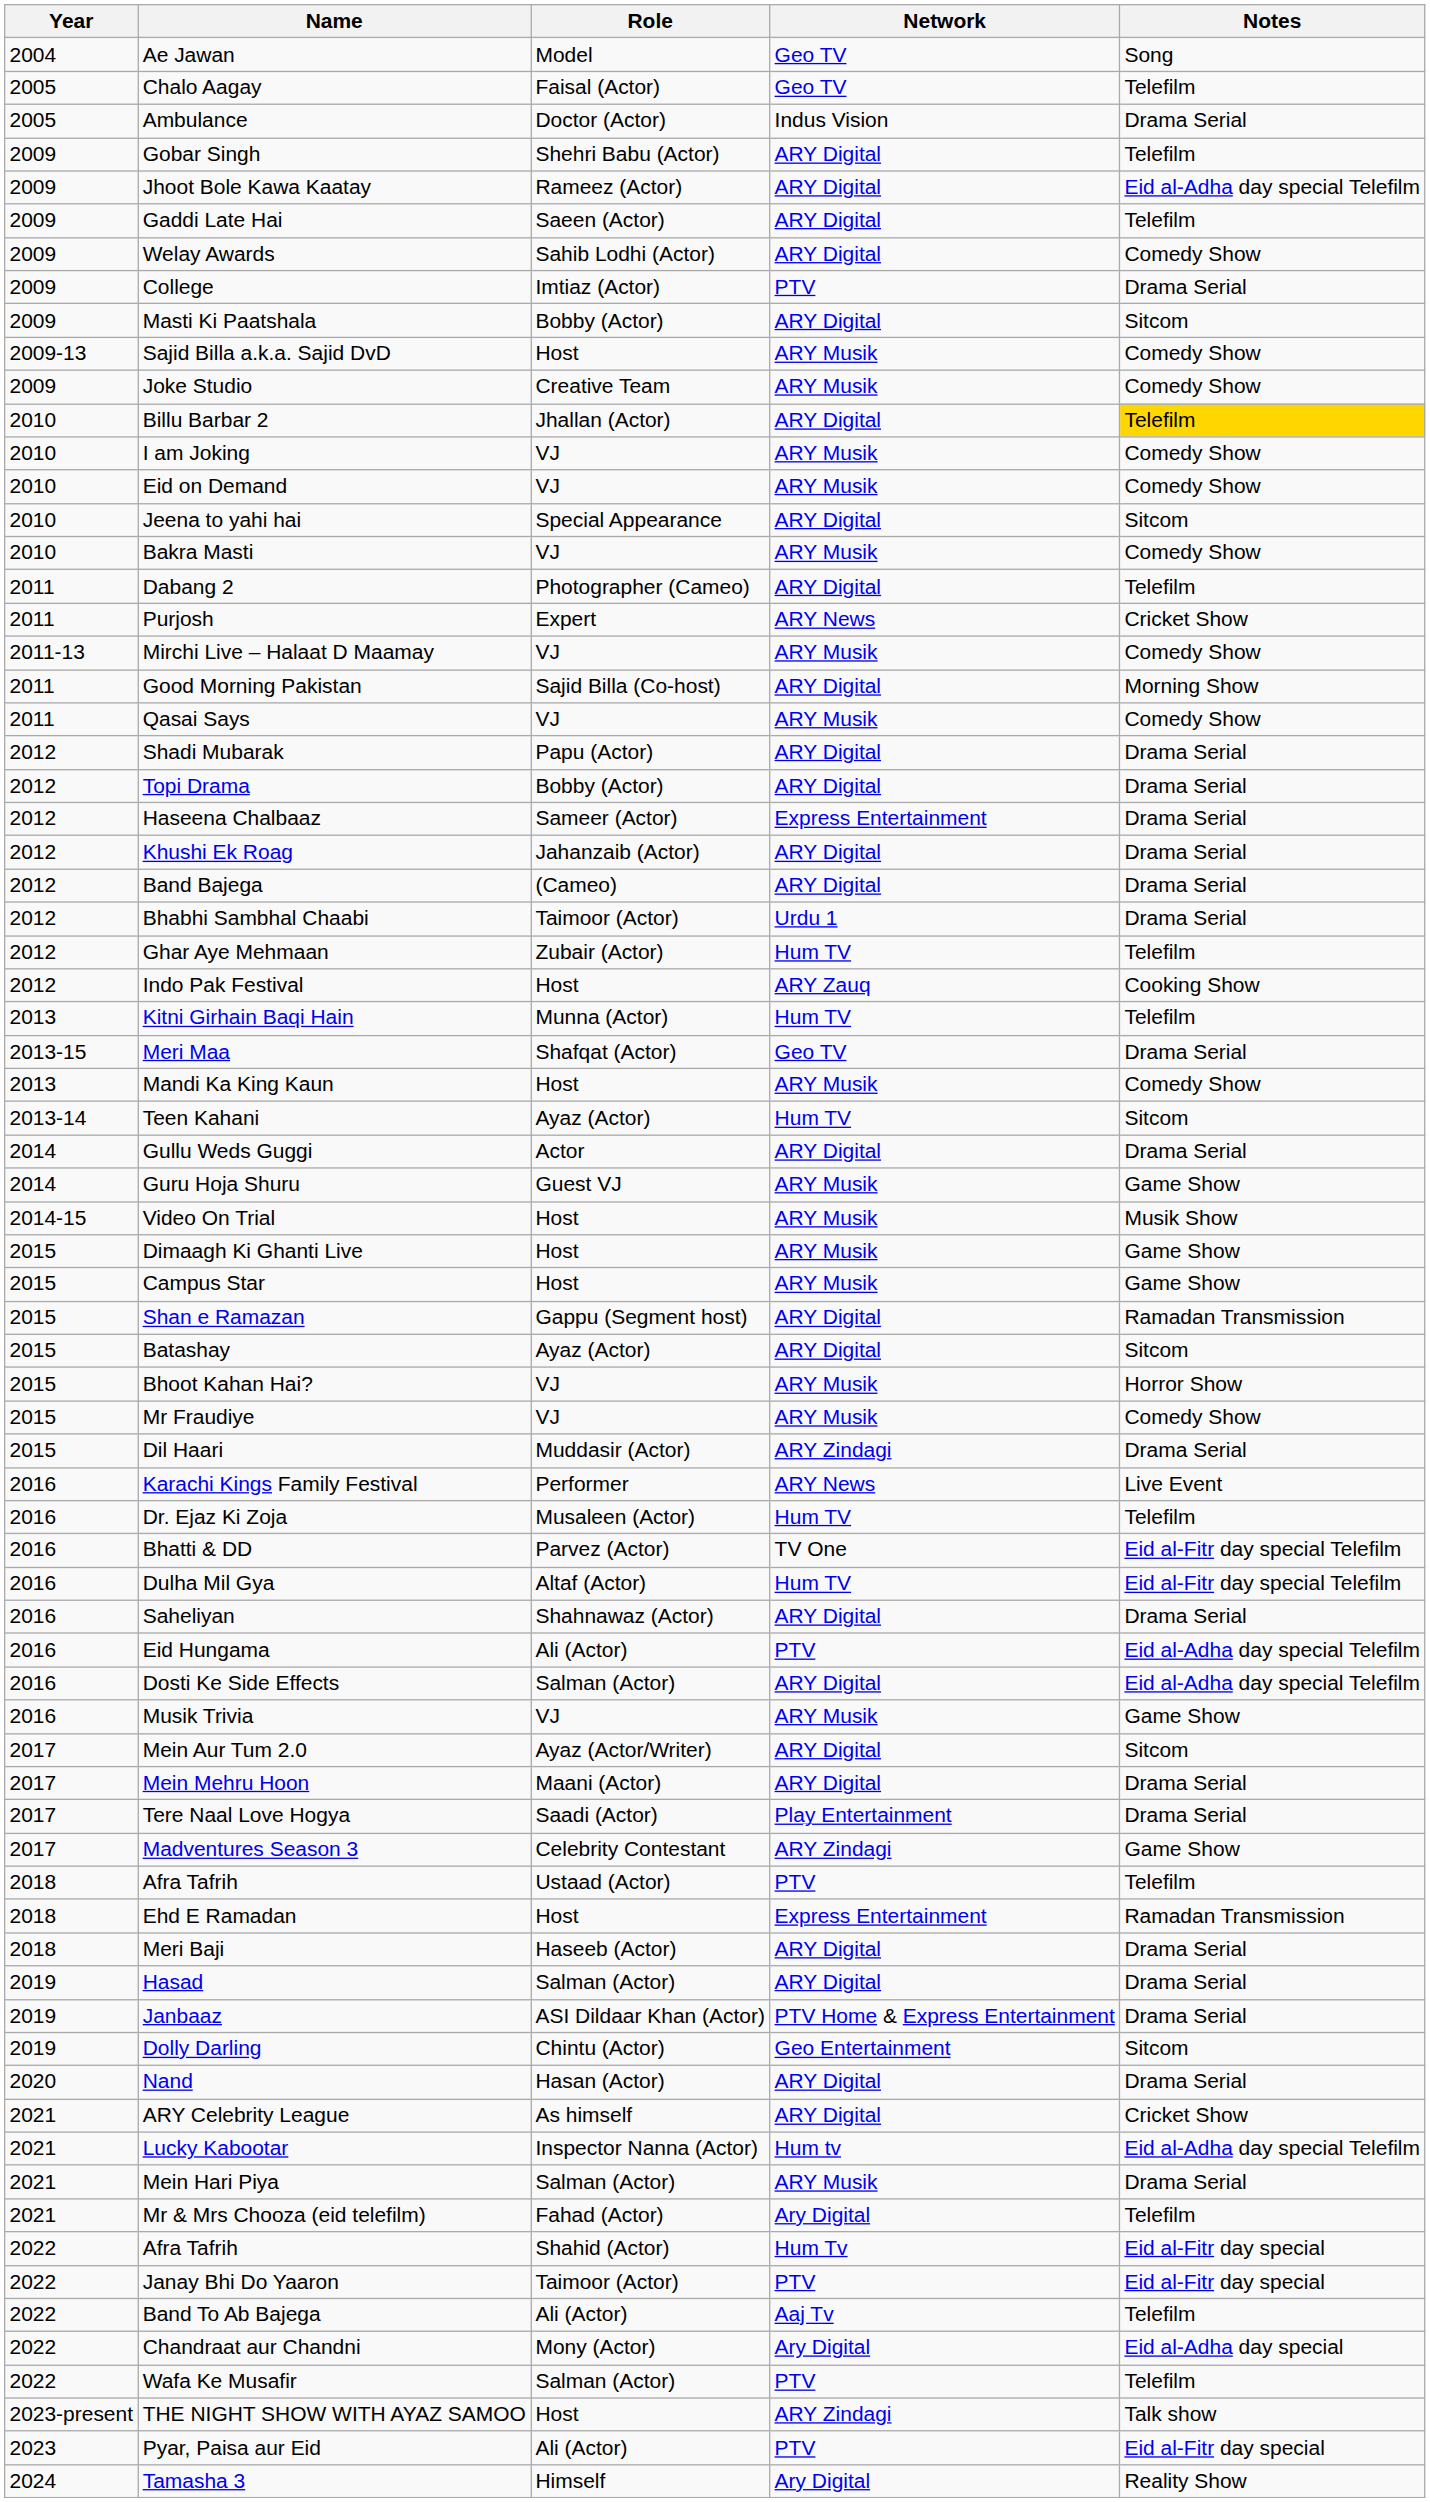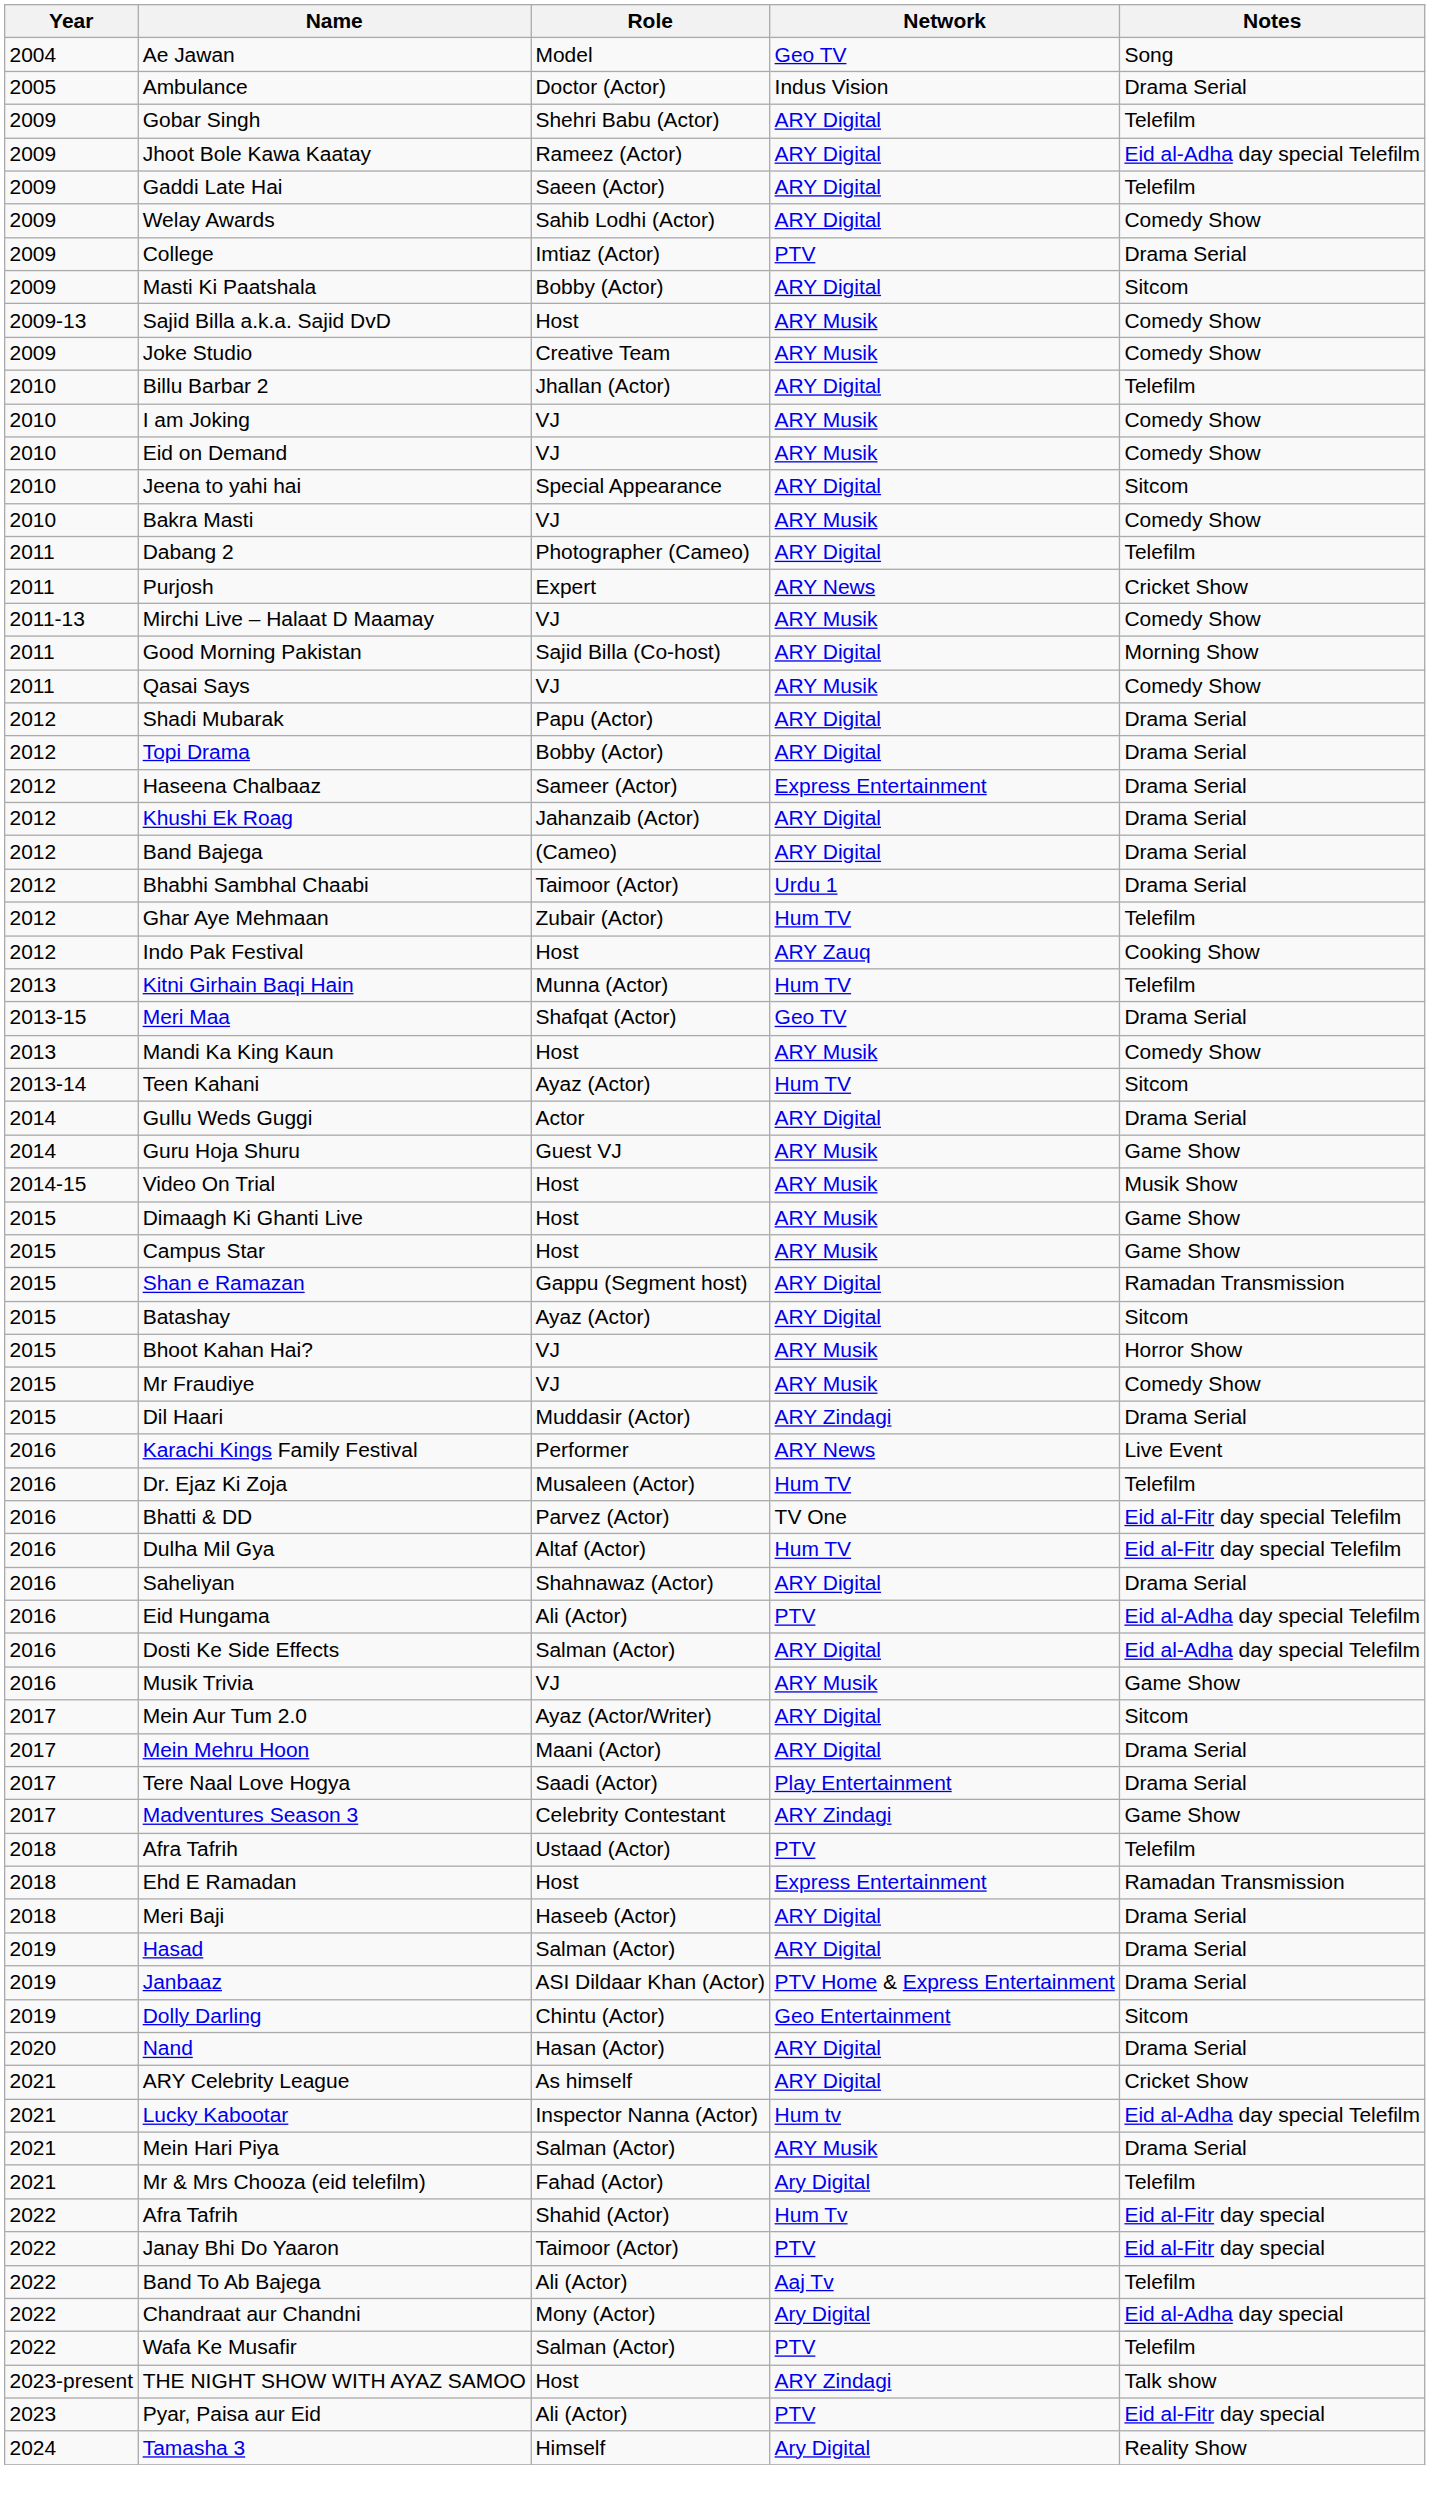- row: (202, 87)
(1160, 420) gold background -> (1160, 386) no background
